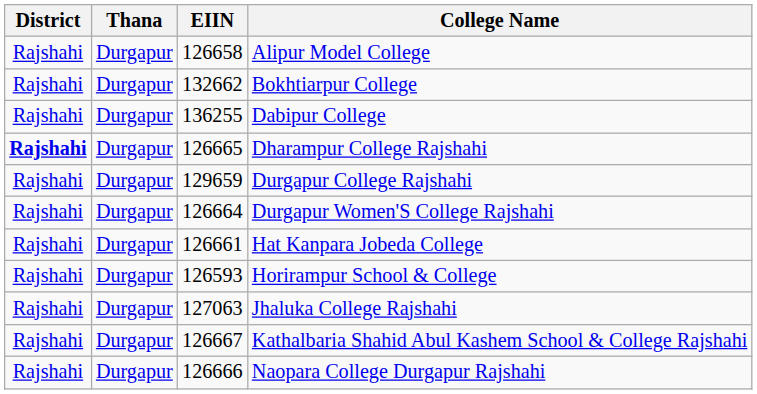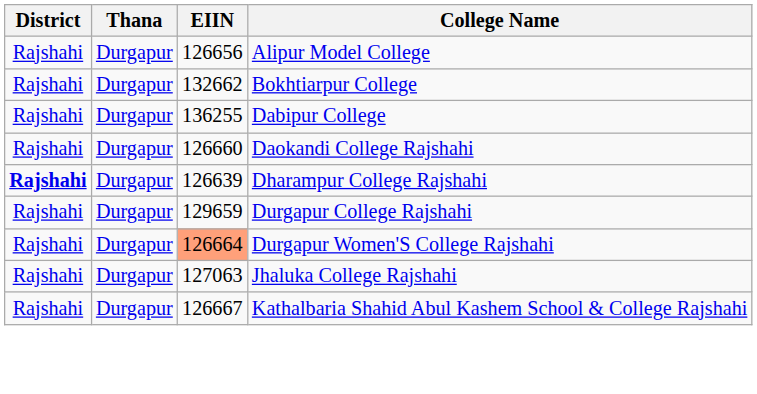(212, 52) 126658 -> (212, 52) 126656
+ row: (363, 148)
(212, 148) 126665 -> (212, 180) 126639
(212, 212) no background -> (212, 244) lightsalmon background
- row: (367, 244)
- row: (374, 276)
- row: (399, 372)
